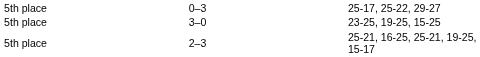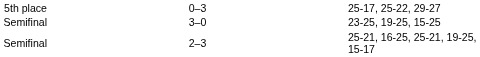(26, 23) 5th place -> (25, 23) Semifinal
(26, 43) 5th place -> (25, 43) Semifinal
